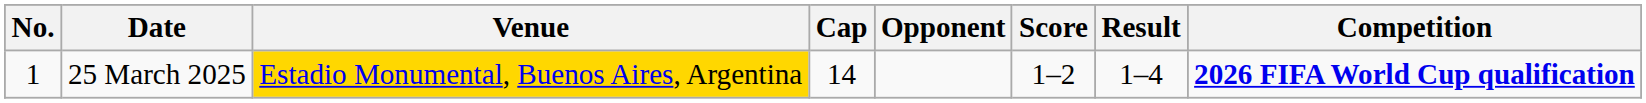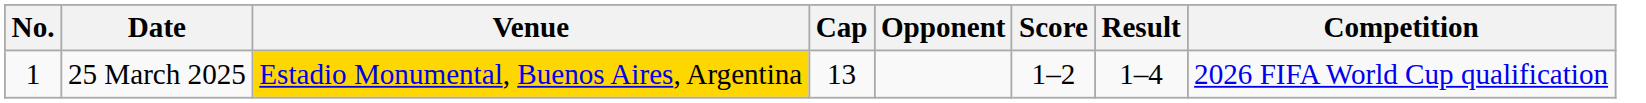(842, 73) 14 -> (842, 73) 13
(1414, 73) bold -> (1401, 73) normal
